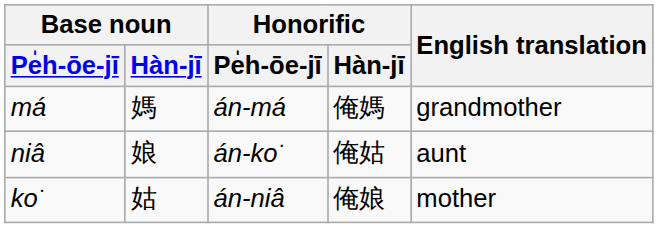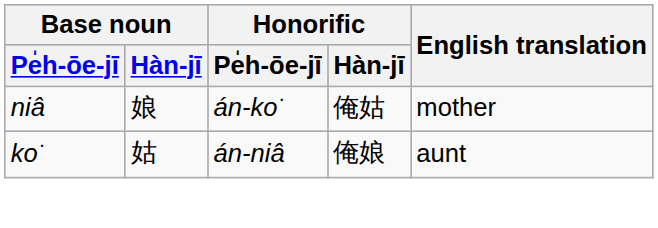- row: (28, 108)
(441, 153) aunt -> (456, 108) mother
(456, 199) mother -> (441, 153) aunt
